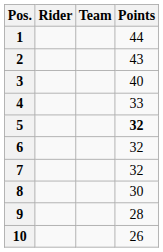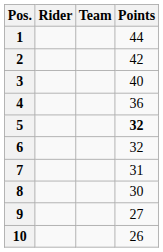(137, 59) 43 -> (137, 59) 42
(137, 103) 33 -> (137, 103) 36
(137, 170) 32 -> (137, 170) 31
(137, 214) 28 -> (137, 214) 27
